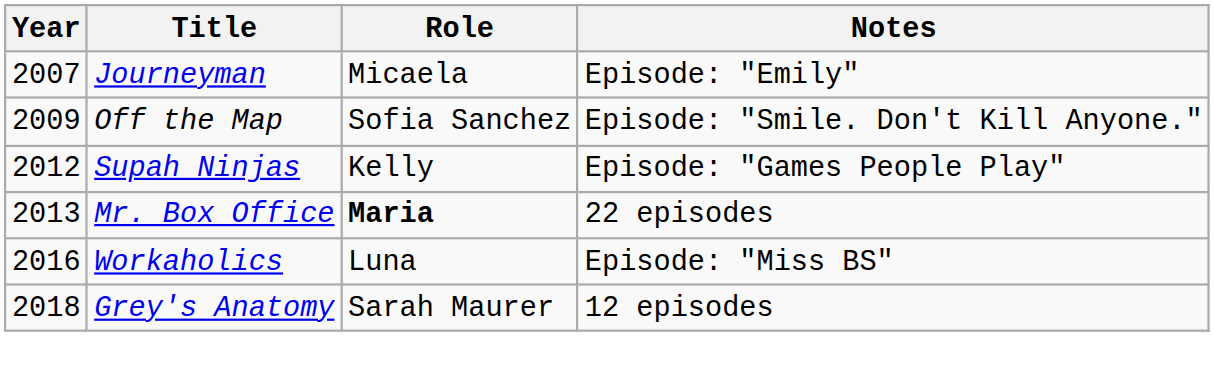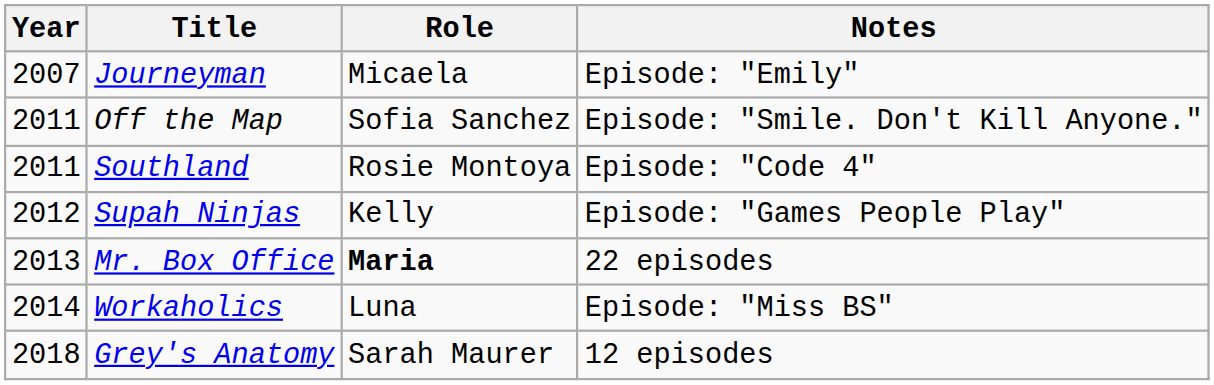(46, 122) 2009 -> (46, 122) 2011
+ row: (171, 168)
(46, 261) 2016 -> (46, 308) 2014
